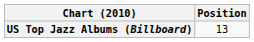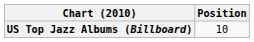(222, 30) 13 -> (222, 30) 10
